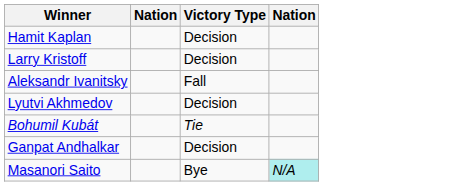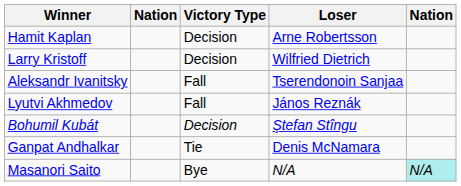+ column: (338, 15)
(210, 103) Decision -> (195, 103) Fall
(193, 125) Tie -> (210, 125) Decision
(210, 147) Decision -> (193, 147) Tie
